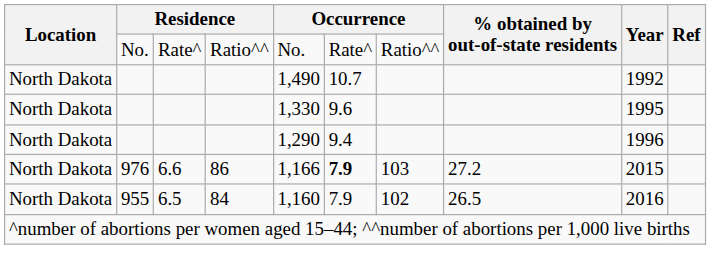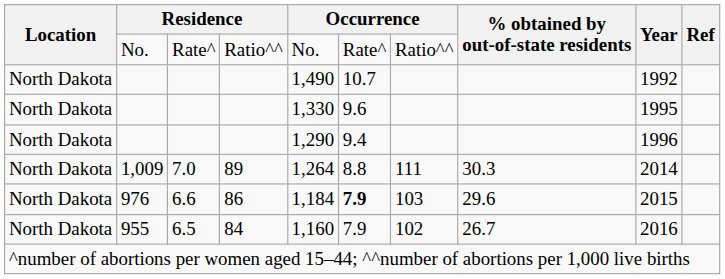+ row: (142, 169)
(299, 169) 1,166 -> (313, 199) 1,184
(465, 169) 27.2 -> (479, 199) 29.6
(465, 199) 26.5 -> (479, 229) 26.7
